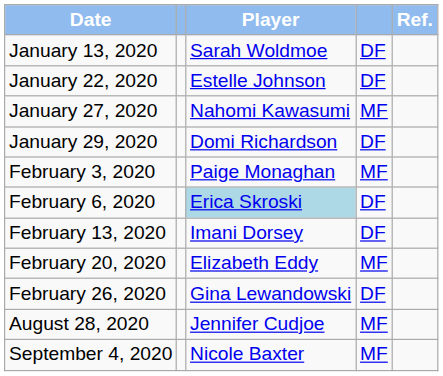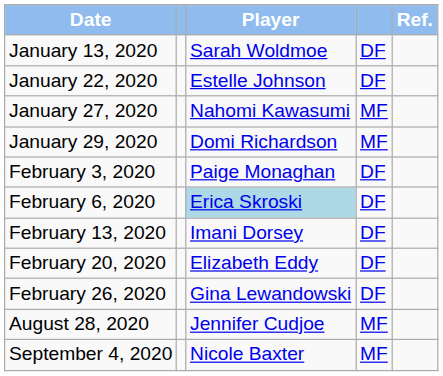(373, 141) DF -> (374, 141) MF
(374, 171) MF -> (373, 171) DF
(374, 263) MF -> (373, 263) DF
